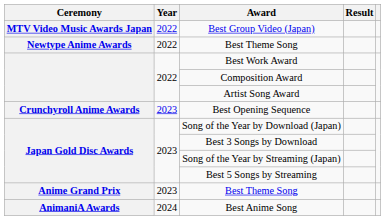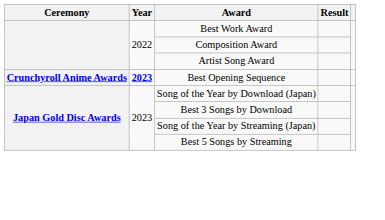- row: (79, 28)
- row: (79, 45)
(167, 110) normal -> (142, 77) bold
- row: (79, 191)
- row: (79, 207)
